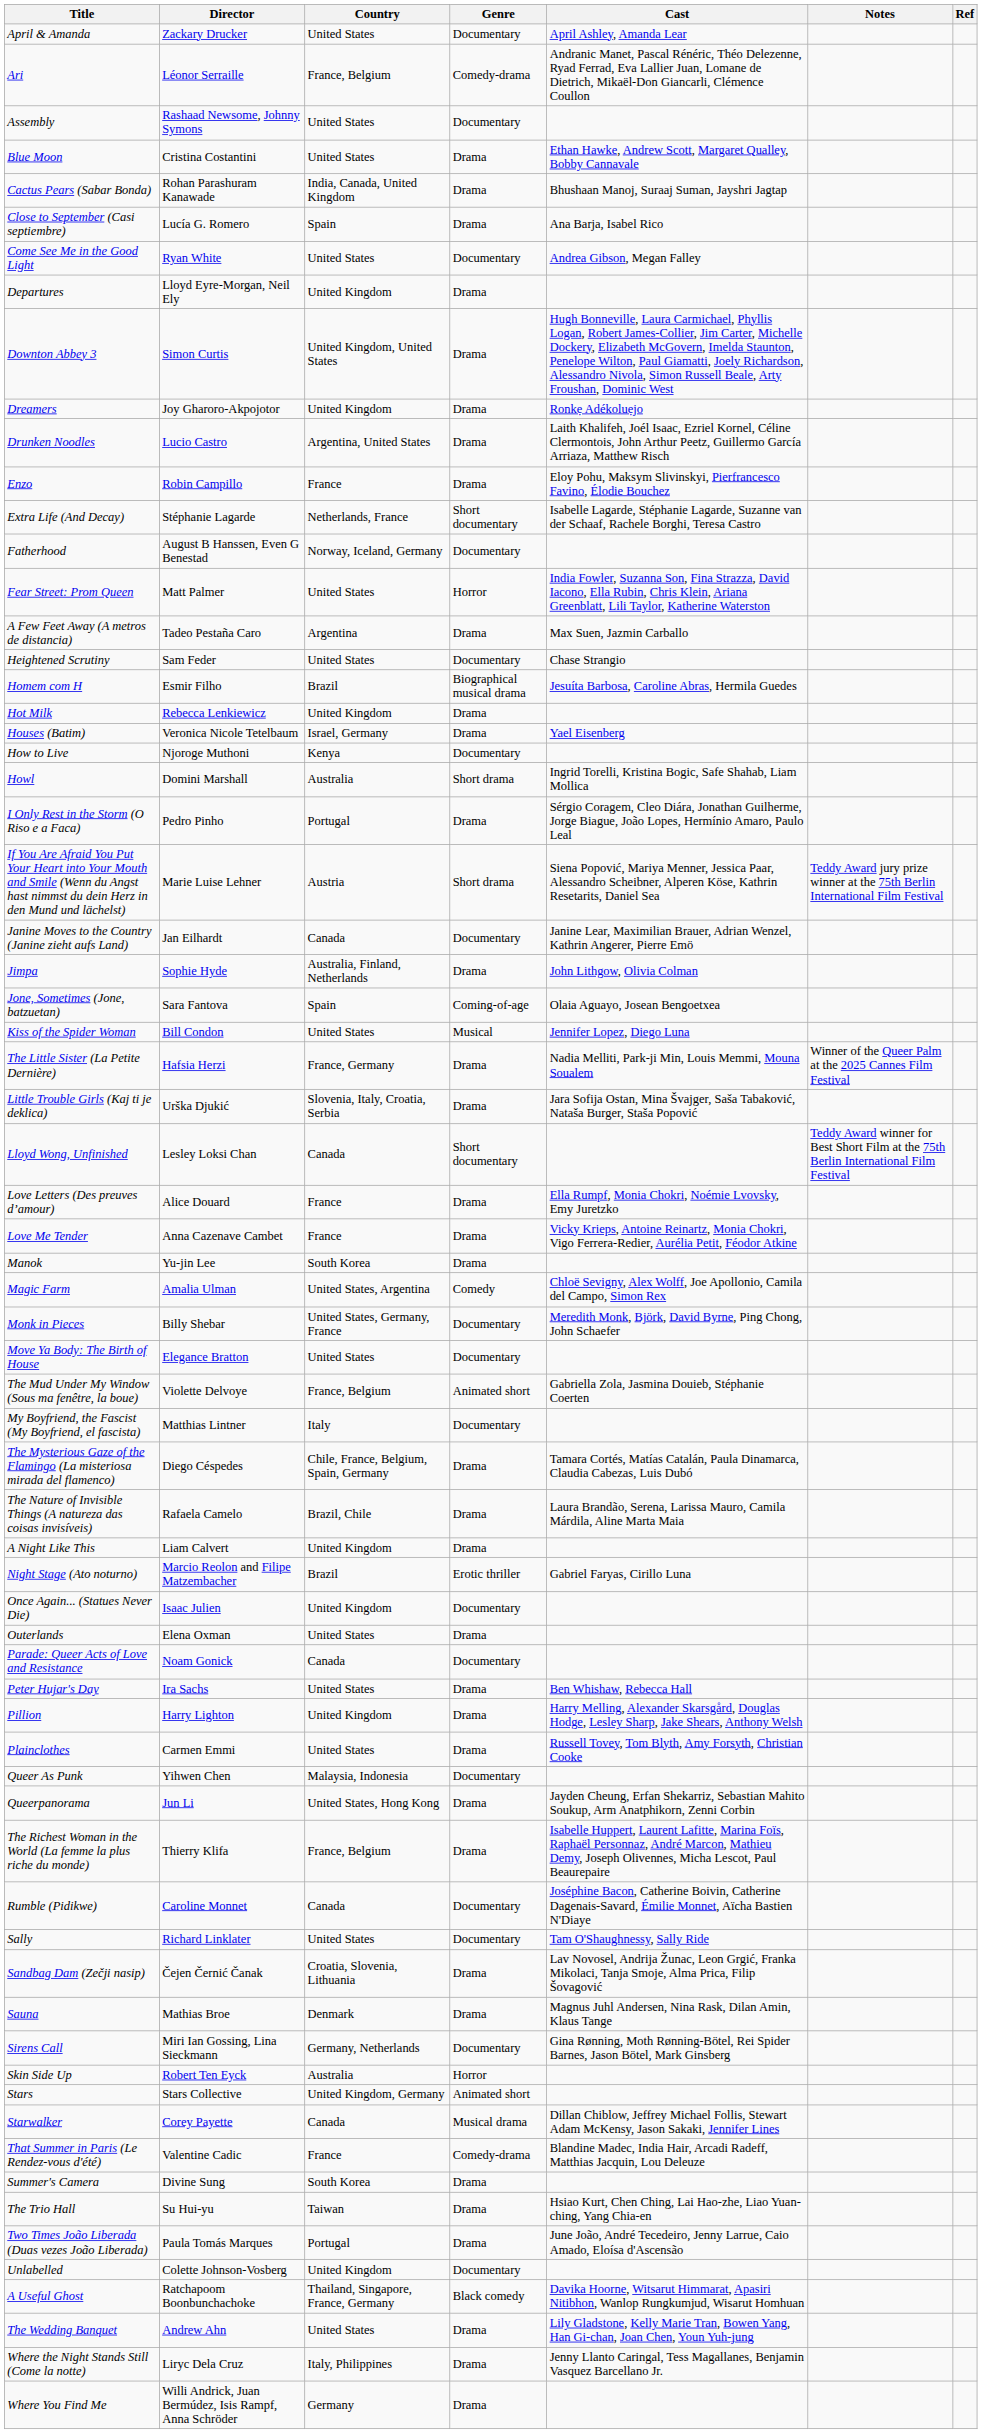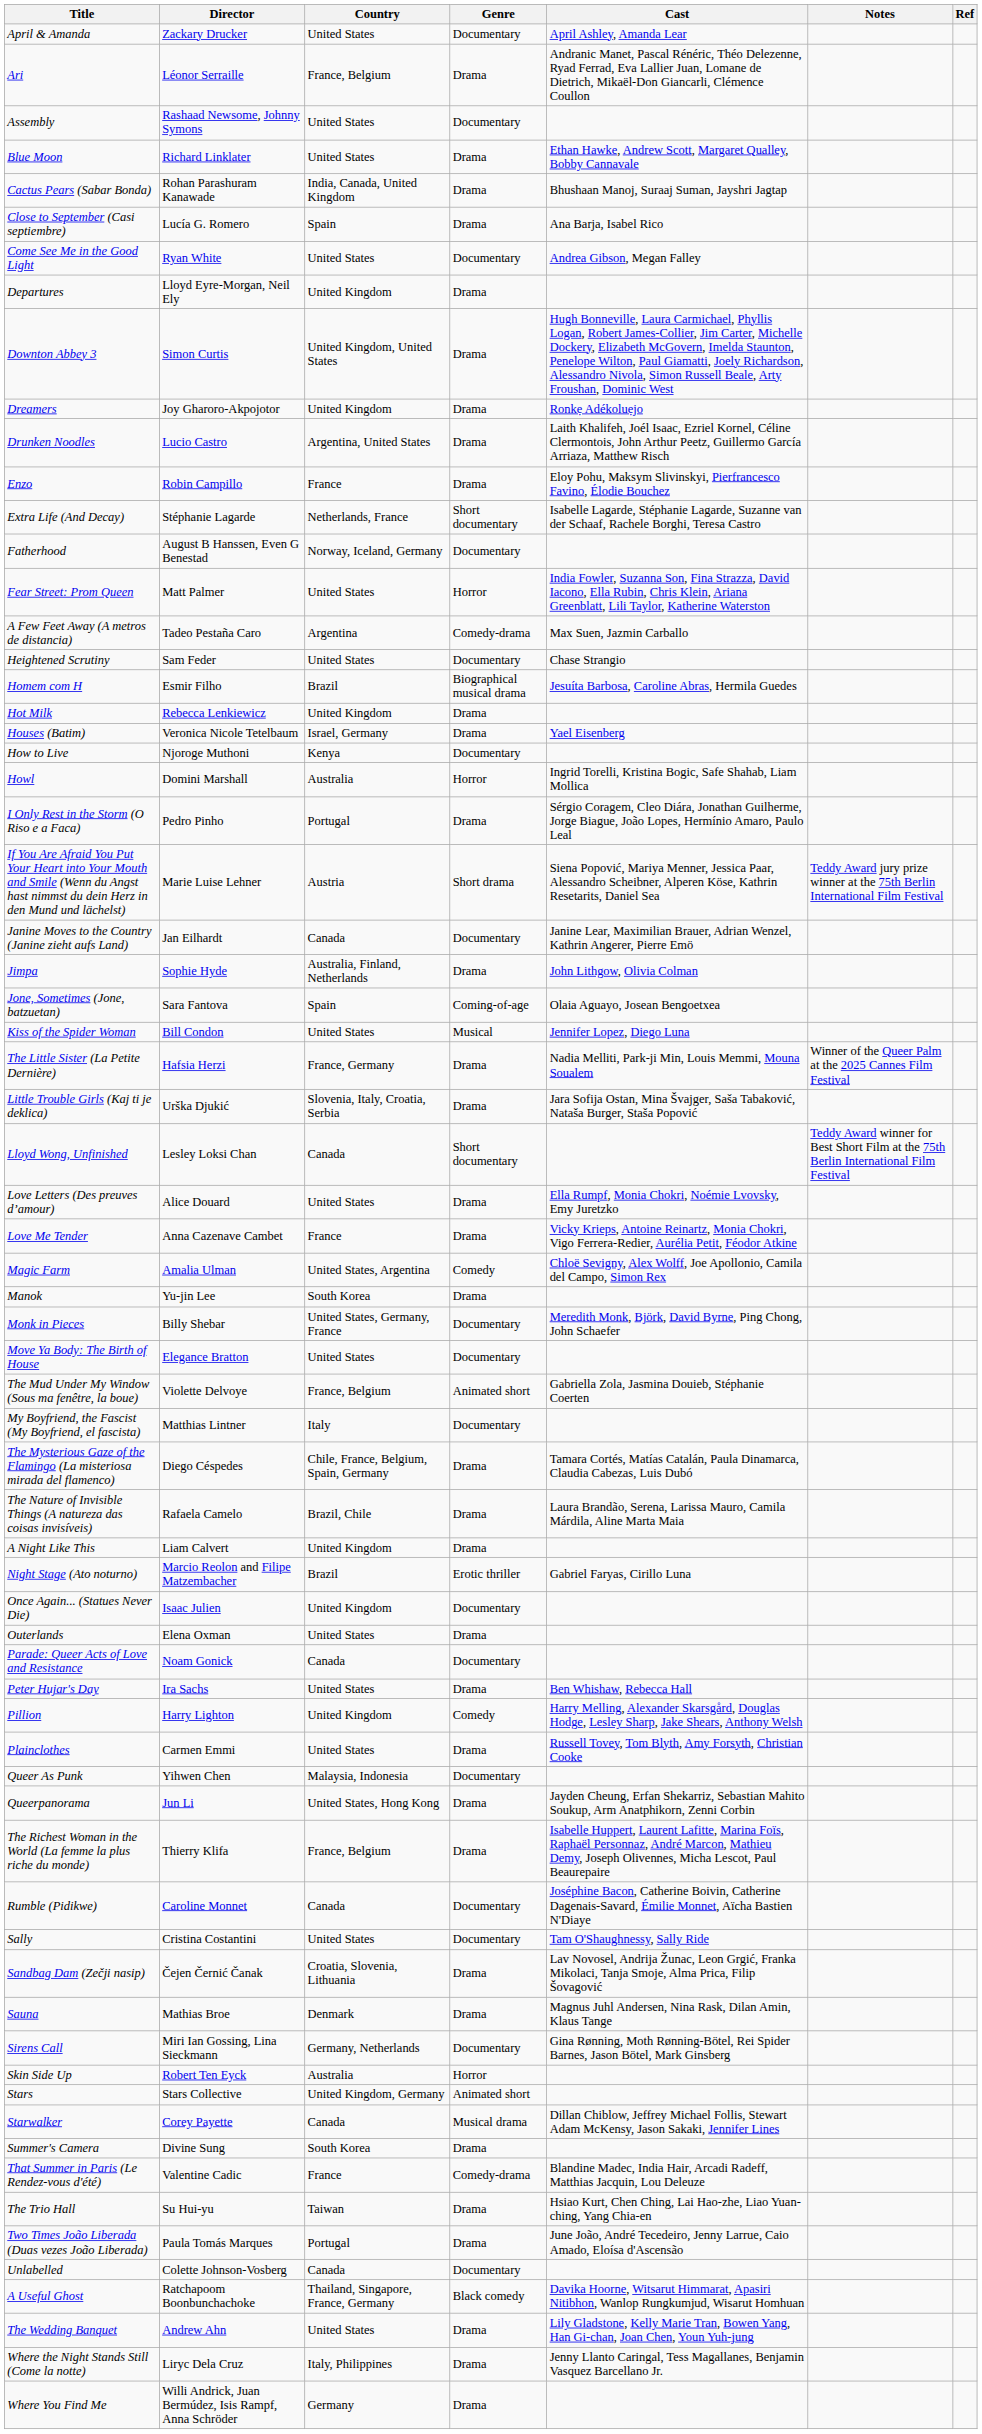(491, 75) Comedy-drama -> (470, 75) Drama
(209, 156) Cristina Costantini -> (206, 156) Richard Linklater
(470, 632) Drama -> (491, 632) Comedy-drama
(483, 779) Short drama -> (470, 779) Horror
(325, 1202) France -> (341, 1202) United States
rows swapped: (39, 1289) <-> (25, 1262)
(470, 1715) Drama -> (474, 1715) Comedy
(206, 1939) Richard Linklater -> (209, 1939) Cristina Costantini
rows swapped: (72, 2155) <-> (53, 2182)
(350, 2269) United Kingdom -> (326, 2269) Canada
